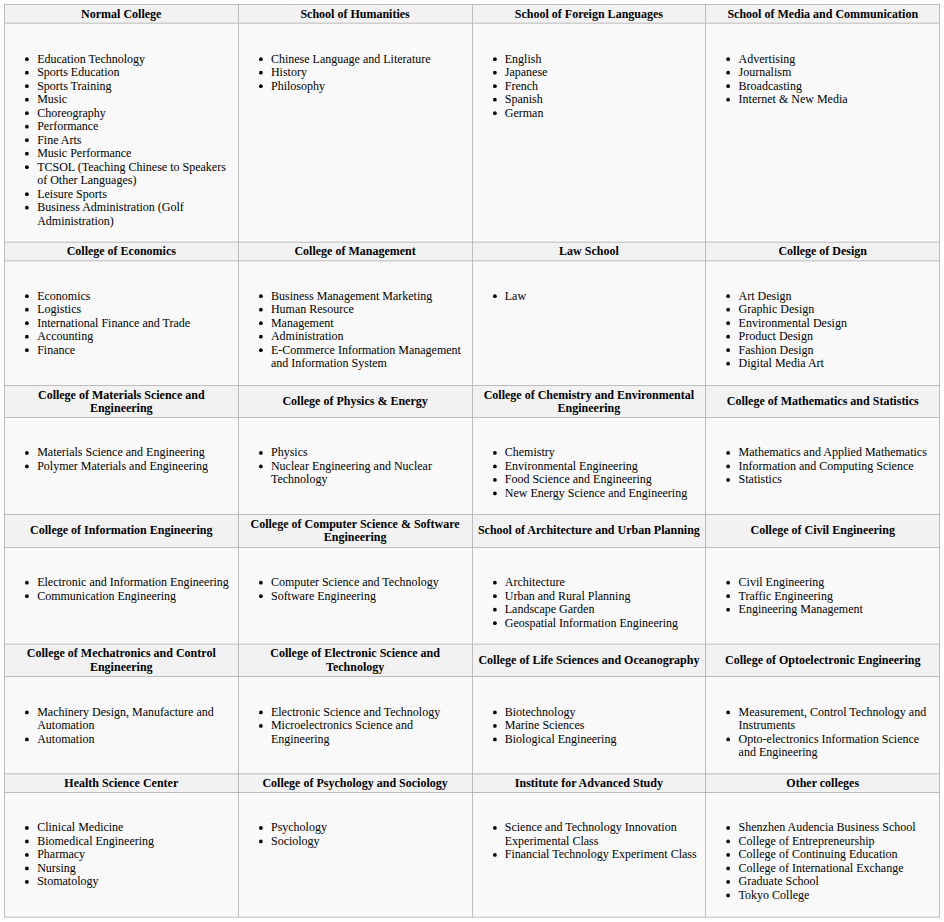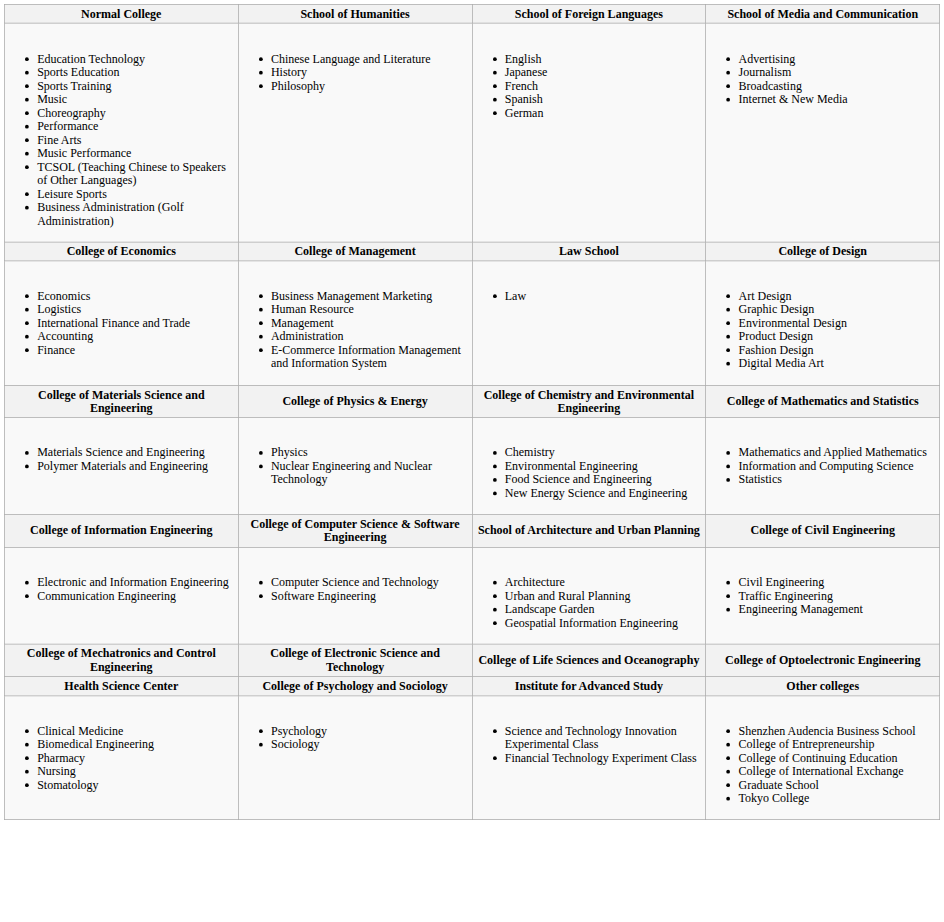- row: (121, 725)
